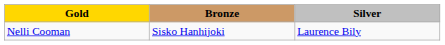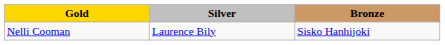columns swapped: (367, 13) <-> (222, 13)
